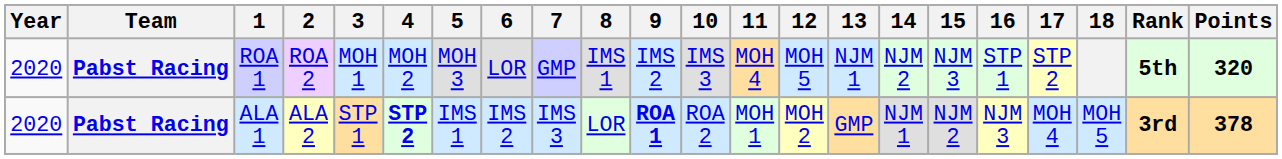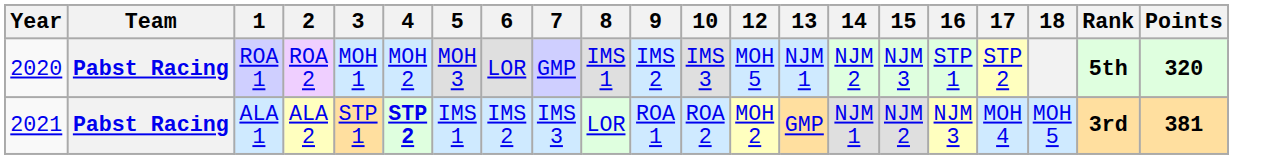- column: (755, 22)
(36, 126) 2020 -> (36, 126) 2021
(656, 126) bold -> (656, 126) normal
(1233, 126) 378 -> (1184, 126) 381
